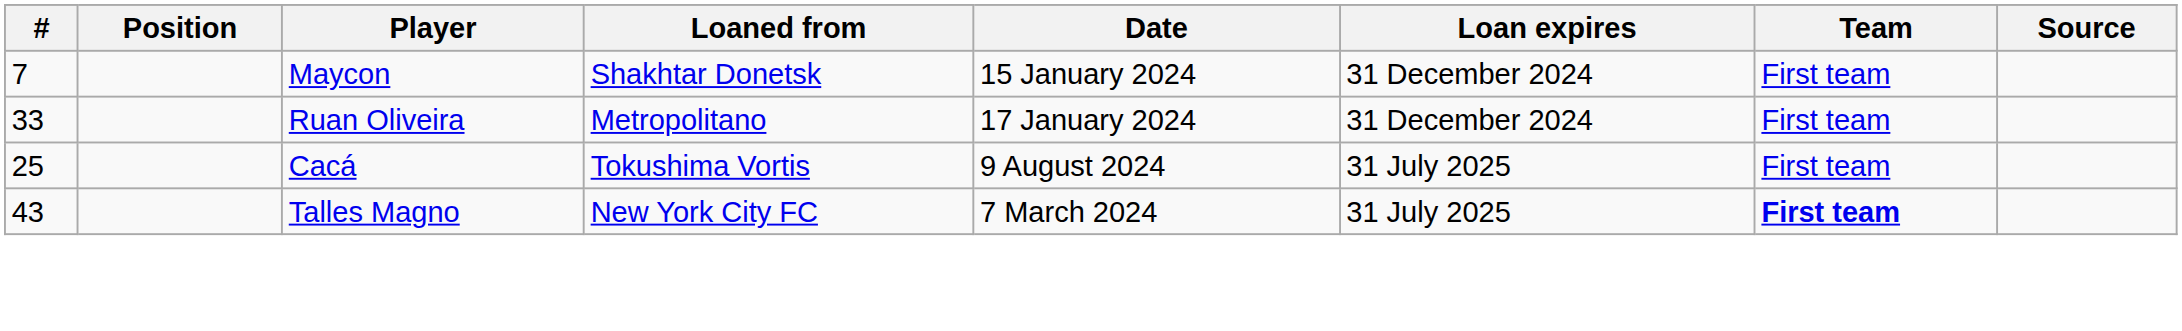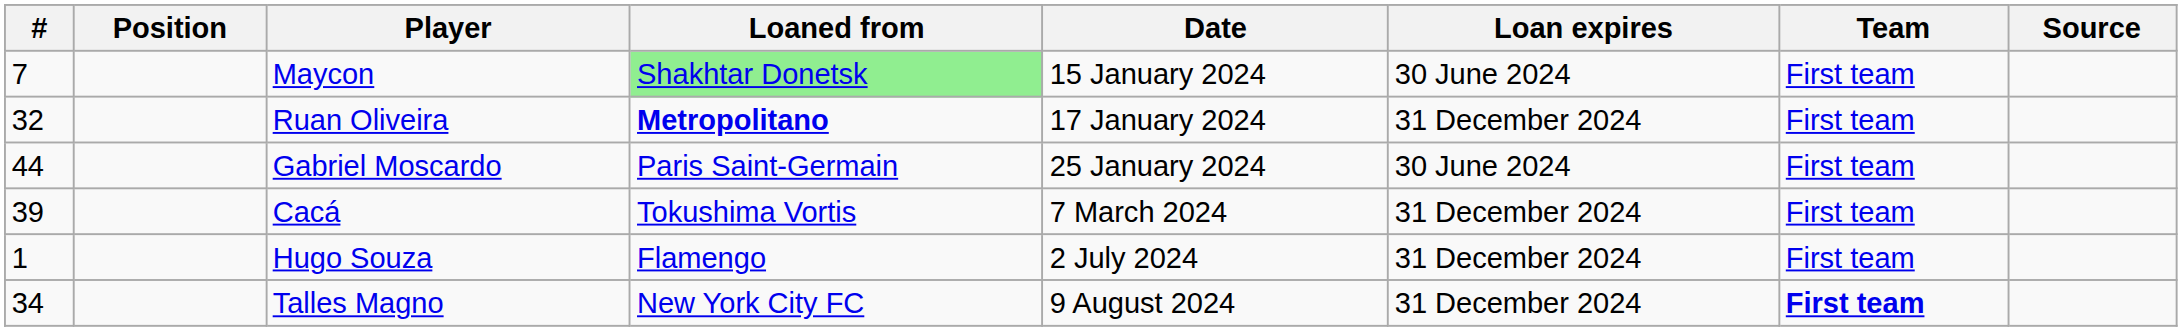(706, 74) no background -> (752, 74) lightgreen background
(1470, 74) 31 December 2024 -> (1483, 74) 30 June 2024
(28, 120) 33 -> (28, 120) 32
(679, 120) normal -> (733, 120) bold
+ row: (387, 166)
(28, 166) 25 -> (28, 212) 39
(1073, 166) 9 August 2024 -> (1138, 212) 7 March 2024
(1429, 166) 31 July 2025 -> (1518, 212) 31 December 2024
+ row: (353, 258)
(28, 212) 43 -> (28, 304) 34
(1069, 212) 7 March 2024 -> (1142, 304) 9 August 2024
(1429, 212) 31 July 2025 -> (1518, 304) 31 December 2024
